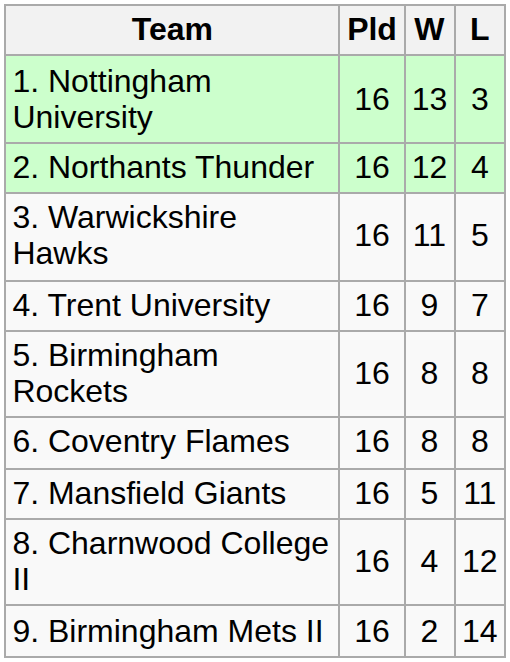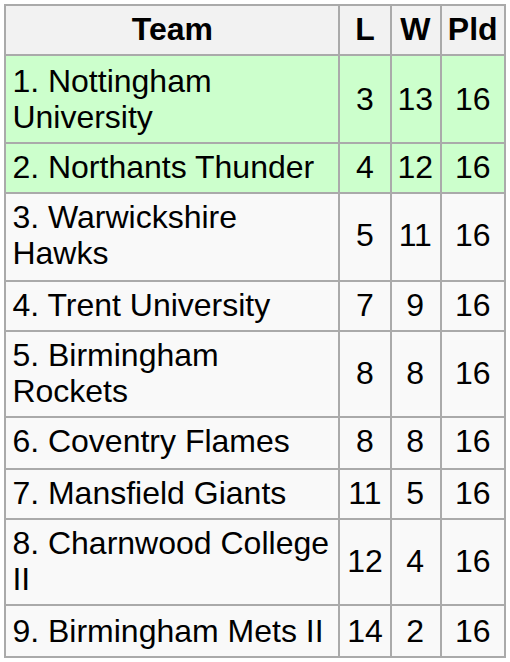columns swapped: (372, 29) <-> (480, 29)
